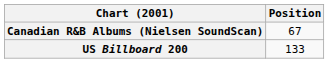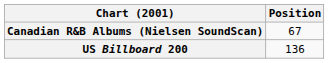(295, 49) 133 -> (295, 49) 136
